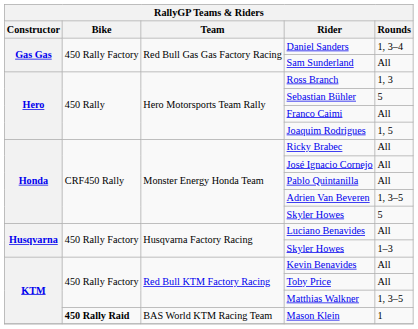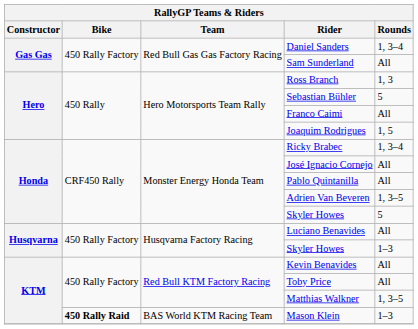(384, 147) All -> (390, 147) 1, 3–4
(380, 315) 1 -> (385, 315) 1–3
